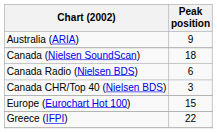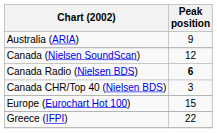(191, 55) 18 -> (191, 55) 12
(191, 71) normal -> (191, 71) bold
